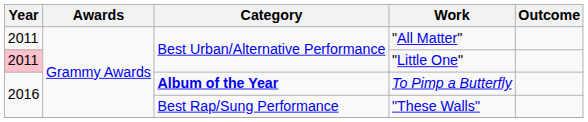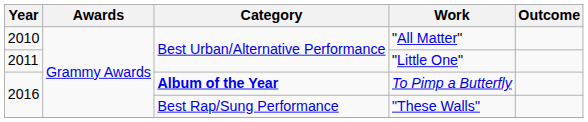(23, 38) 2011 -> (24, 38) 2010
(23, 60) pink background -> (23, 60) no background
